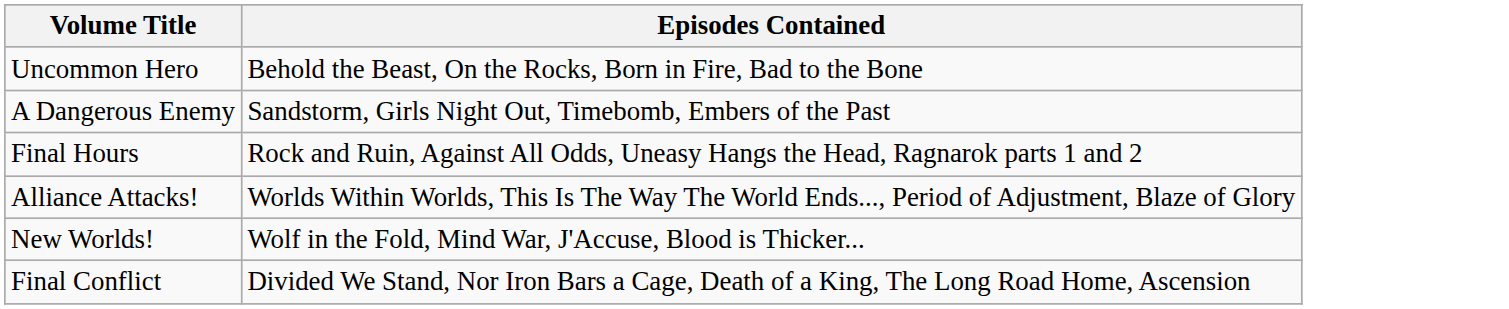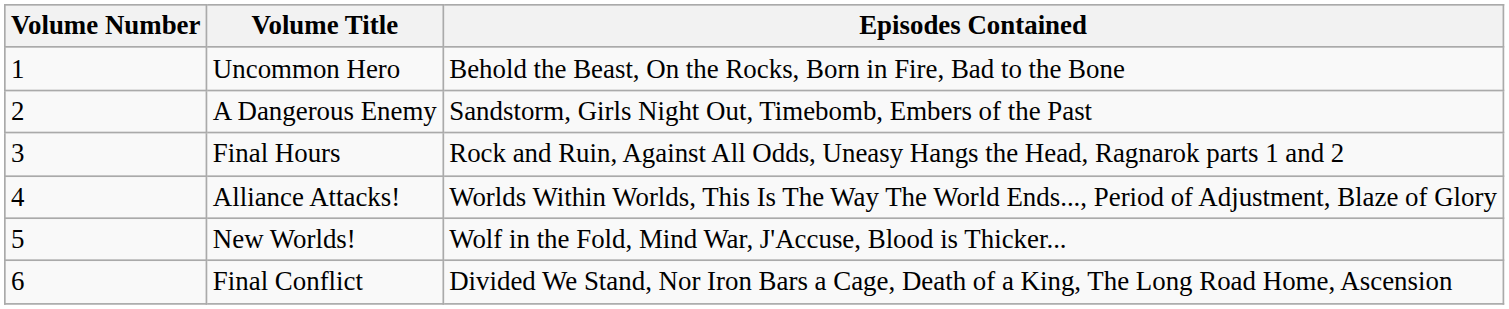+ column: (106, 25)
